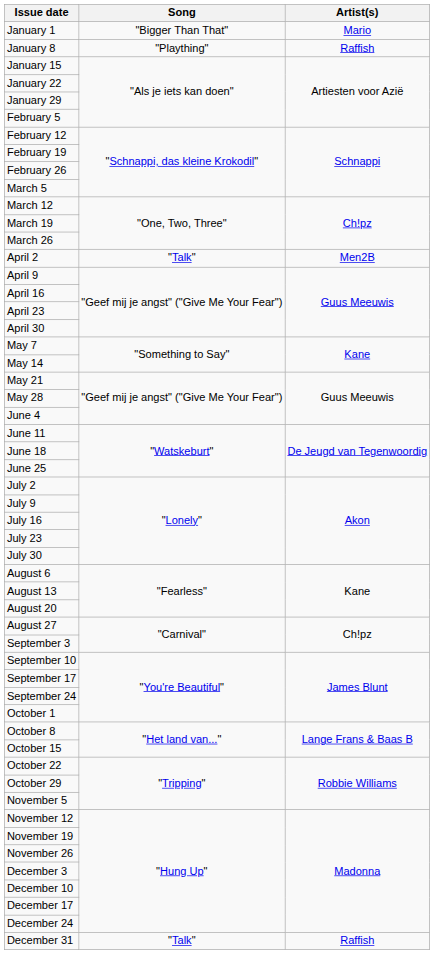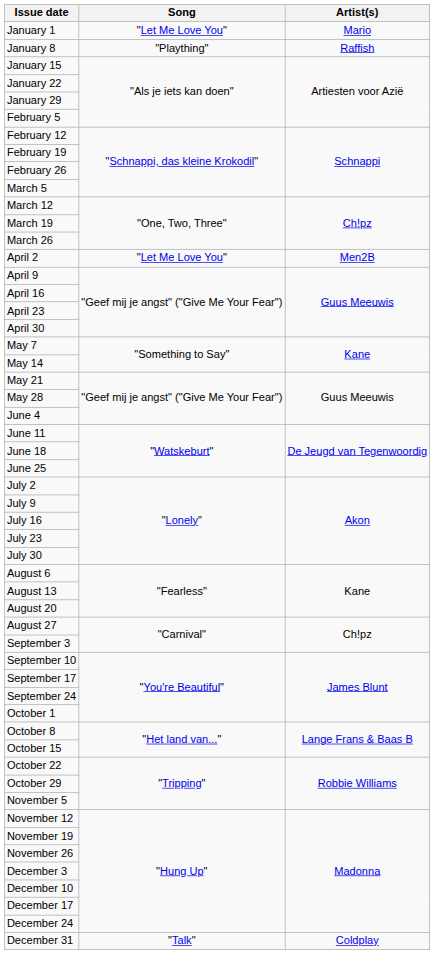(182, 30) "Bigger Than That" -> (182, 30) "Let Me Love You"
(182, 258) "Talk" -> (182, 258) "Let Me Love You"
(357, 941) Raffish -> (357, 941) Coldplay
